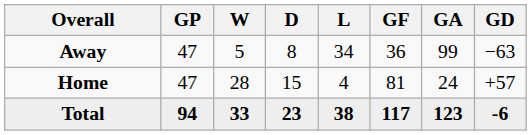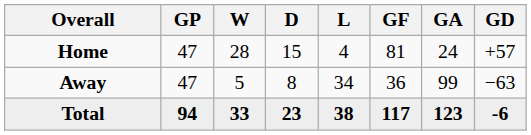rows swapped: (83, 82) <-> (83, 51)
